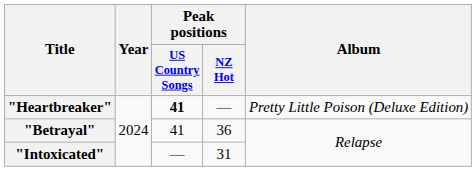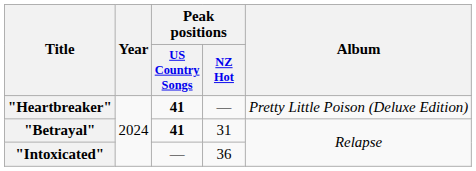(177, 130) normal -> (177, 130) bold
(224, 130) 36 -> (224, 130) 31
(224, 154) 31 -> (224, 154) 36
